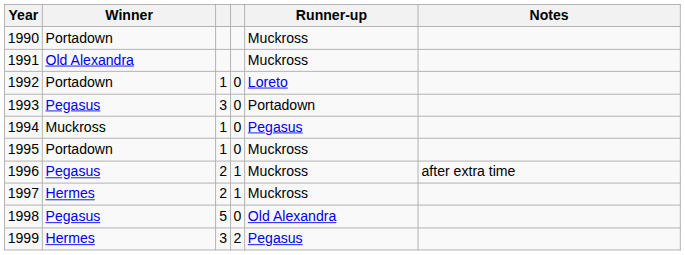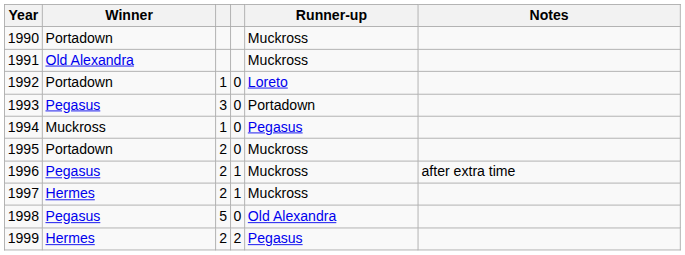(223, 149) 1 -> (223, 149) 2
(223, 238) 3 -> (223, 238) 2
